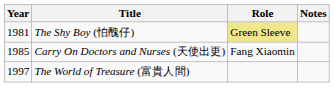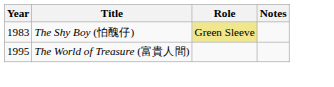(18, 32) 1981 -> (18, 32) 1983
- row: (130, 51)
(18, 71) 1997 -> (18, 52) 1995
